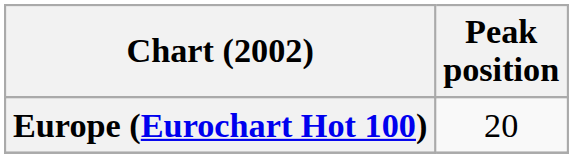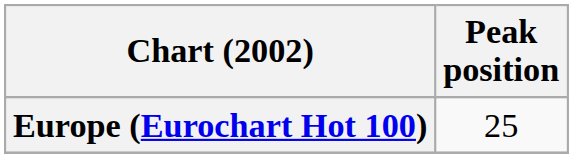(501, 124) 20 -> (501, 124) 25
